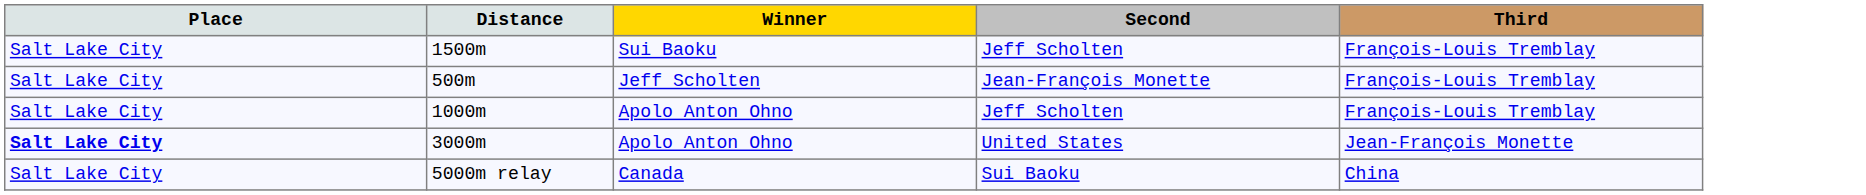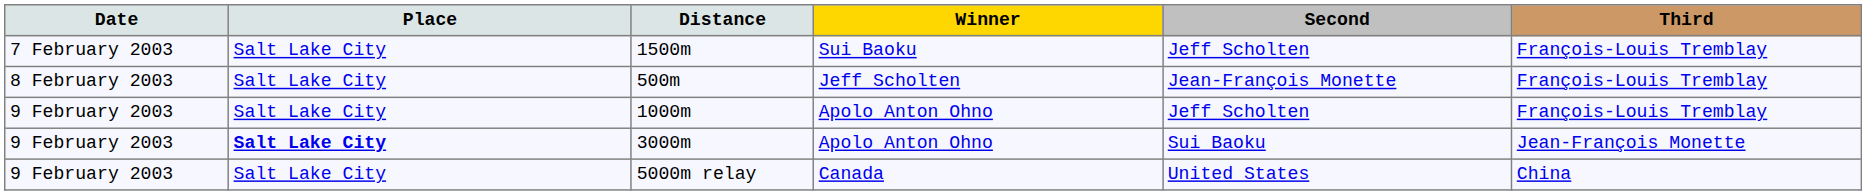+ column: (117, 20)
(1052, 144) United States -> (1217, 144) Sui Baoku
(1031, 175) Sui Baoku -> (1239, 175) United States
